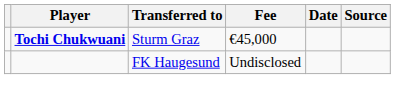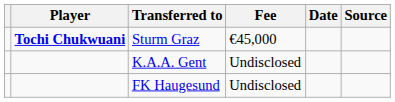+ row: (169, 62)
